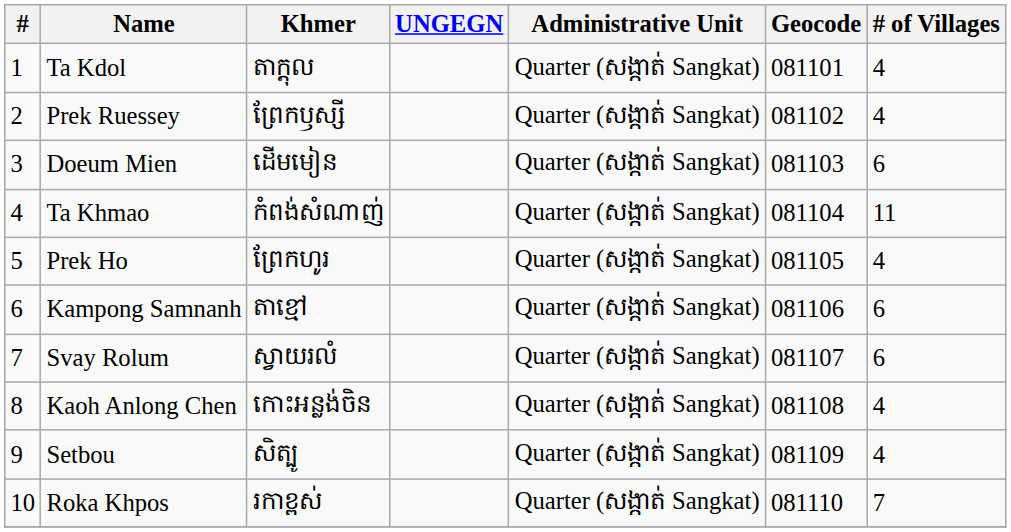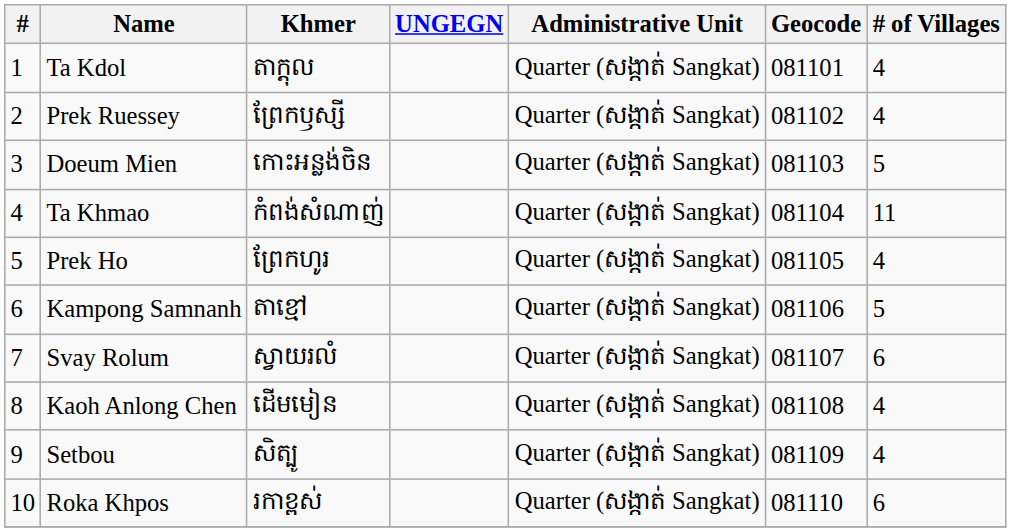(295, 162) ដើមមៀន -> (312, 162) កោះអន្លង់ចិន
(879, 164) 6 -> (879, 164) 5
(879, 309) 6 -> (879, 309) 5
(312, 404) កោះអន្លង់ចិន -> (295, 404) ដើមមៀន
(879, 502) 7 -> (879, 502) 6
